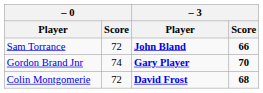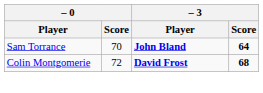(117, 46) 72 -> (117, 46) 70
(244, 46) 66 -> (244, 46) 64
- row: (45, 63)
